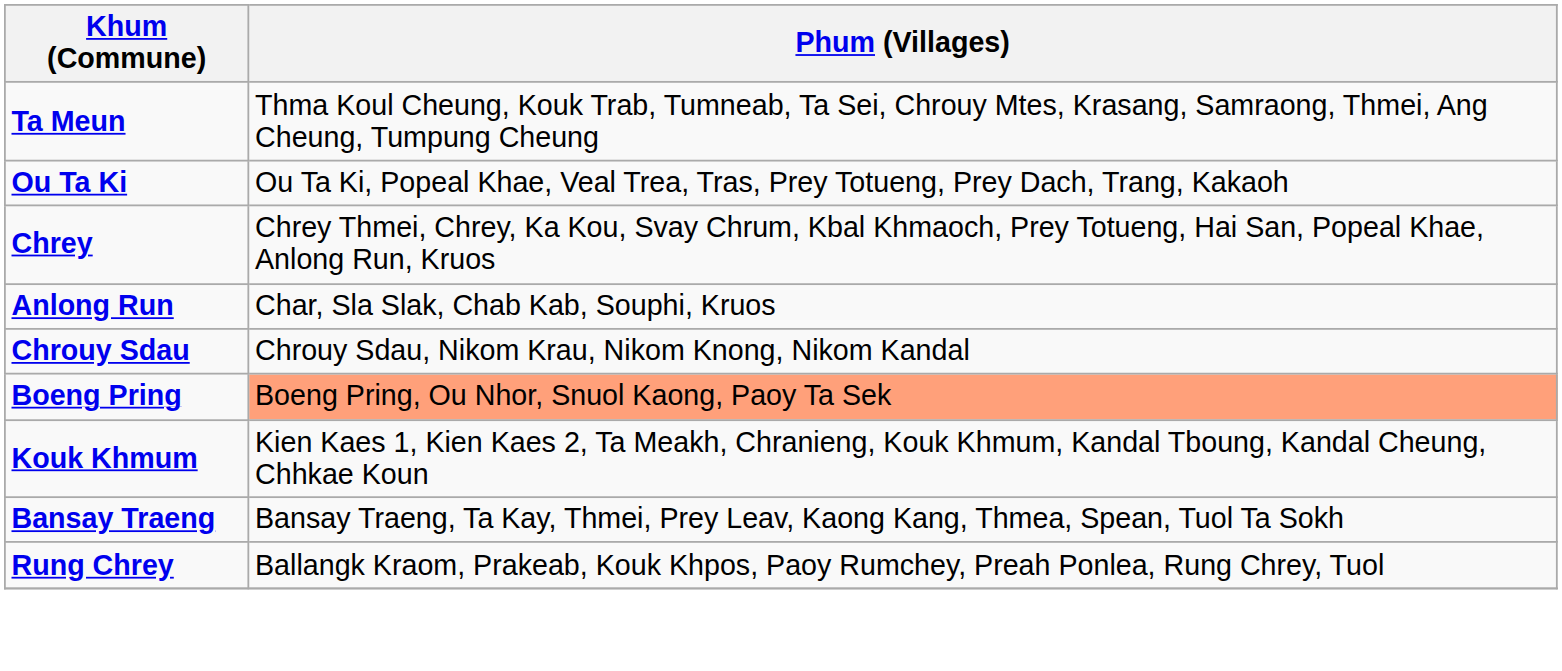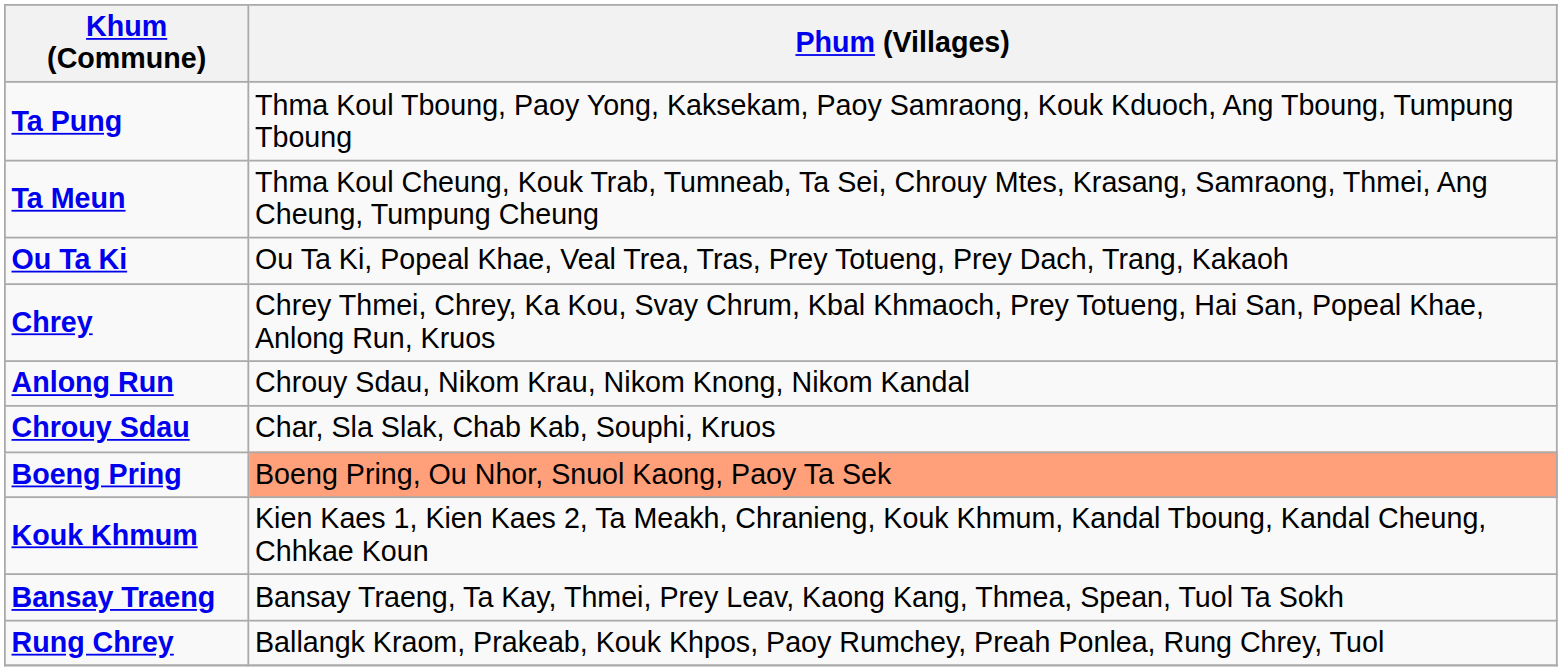+ row: (67, 120)
(515, 305) Char, Sla Slak, Chab Kab, Souphi, Kruos -> (612, 383) Chrouy Sdau, Nikom Krau, Nikom Knong, Nikom Kandal
(612, 350) Chrouy Sdau, Nikom Krau, Nikom Knong, Nikom Kandal -> (515, 428) Char, Sla Slak, Chab Kab, Souphi, Kruos
